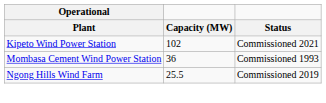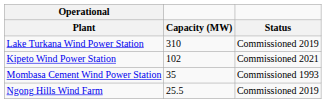+ row: (75, 43)
(171, 59) 36 -> (171, 75) 35
